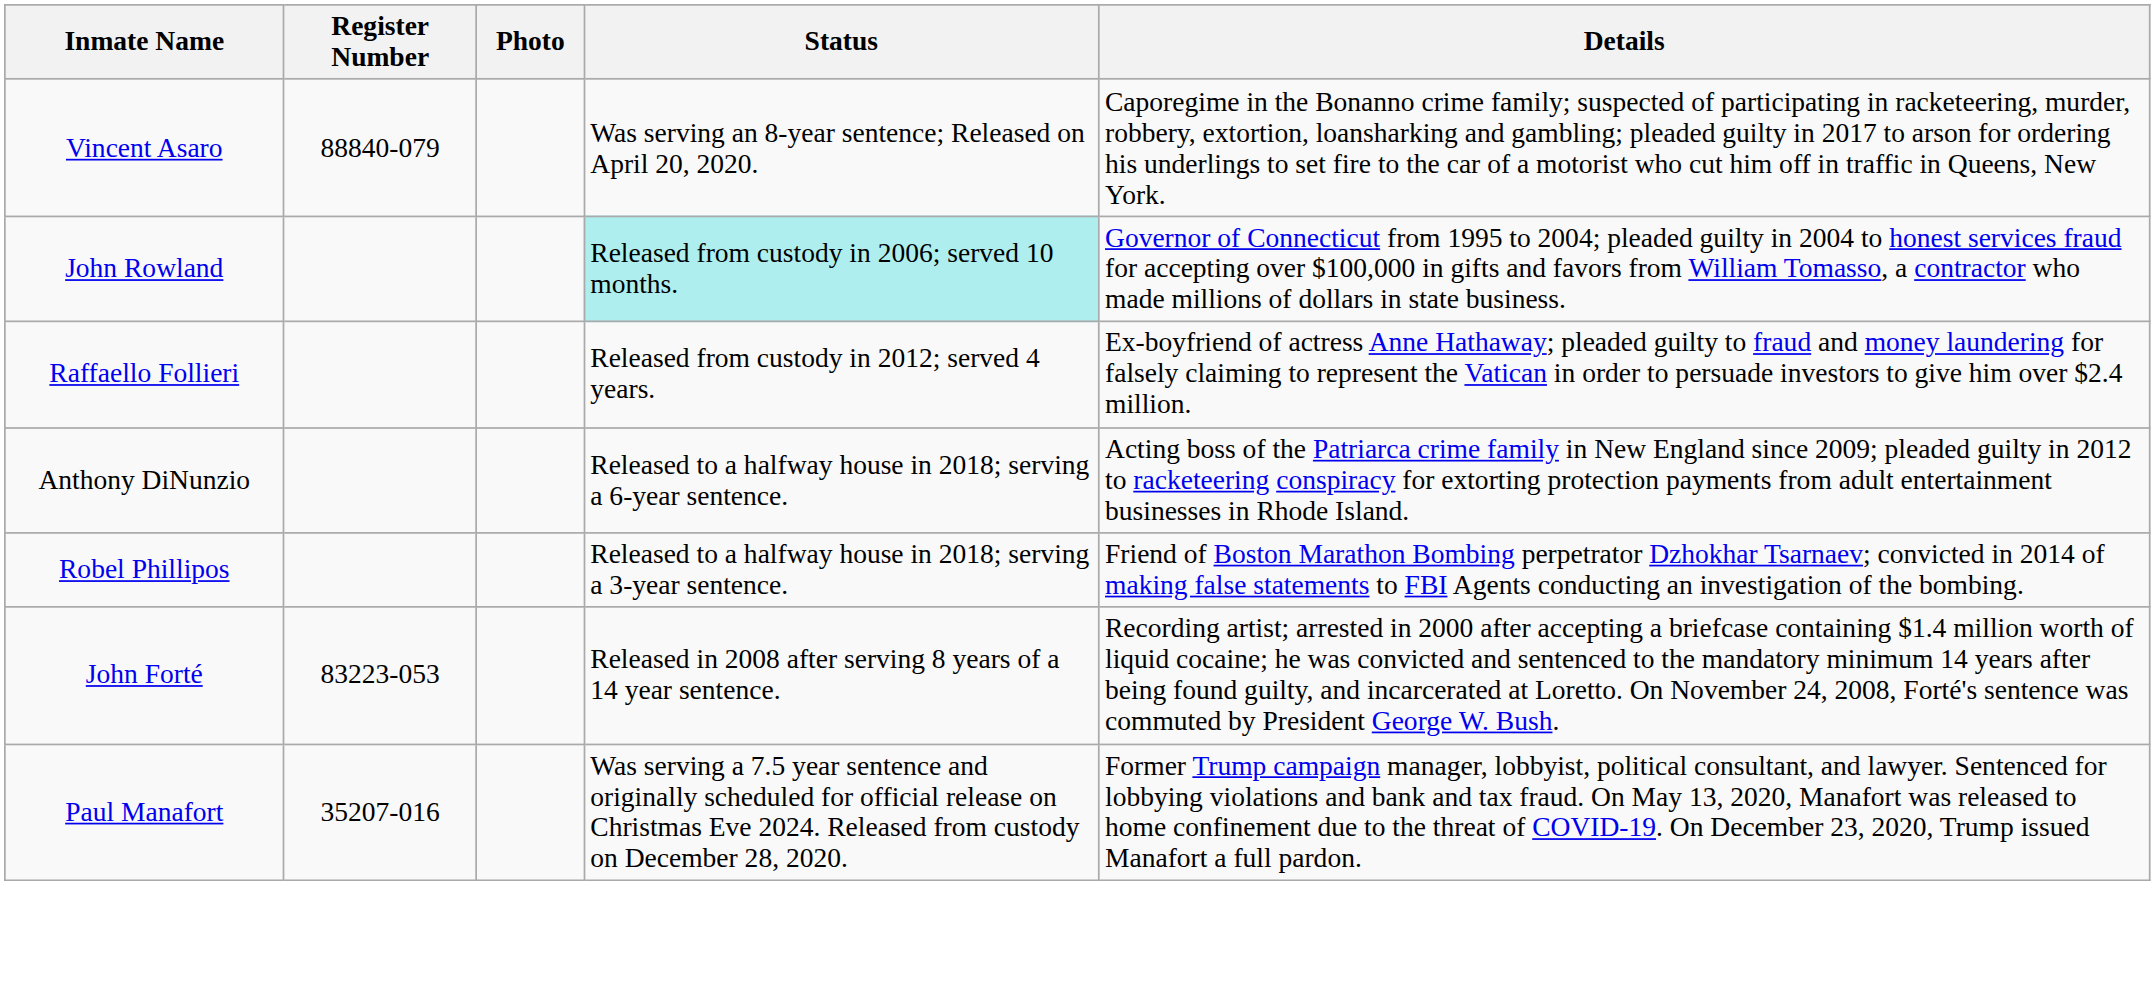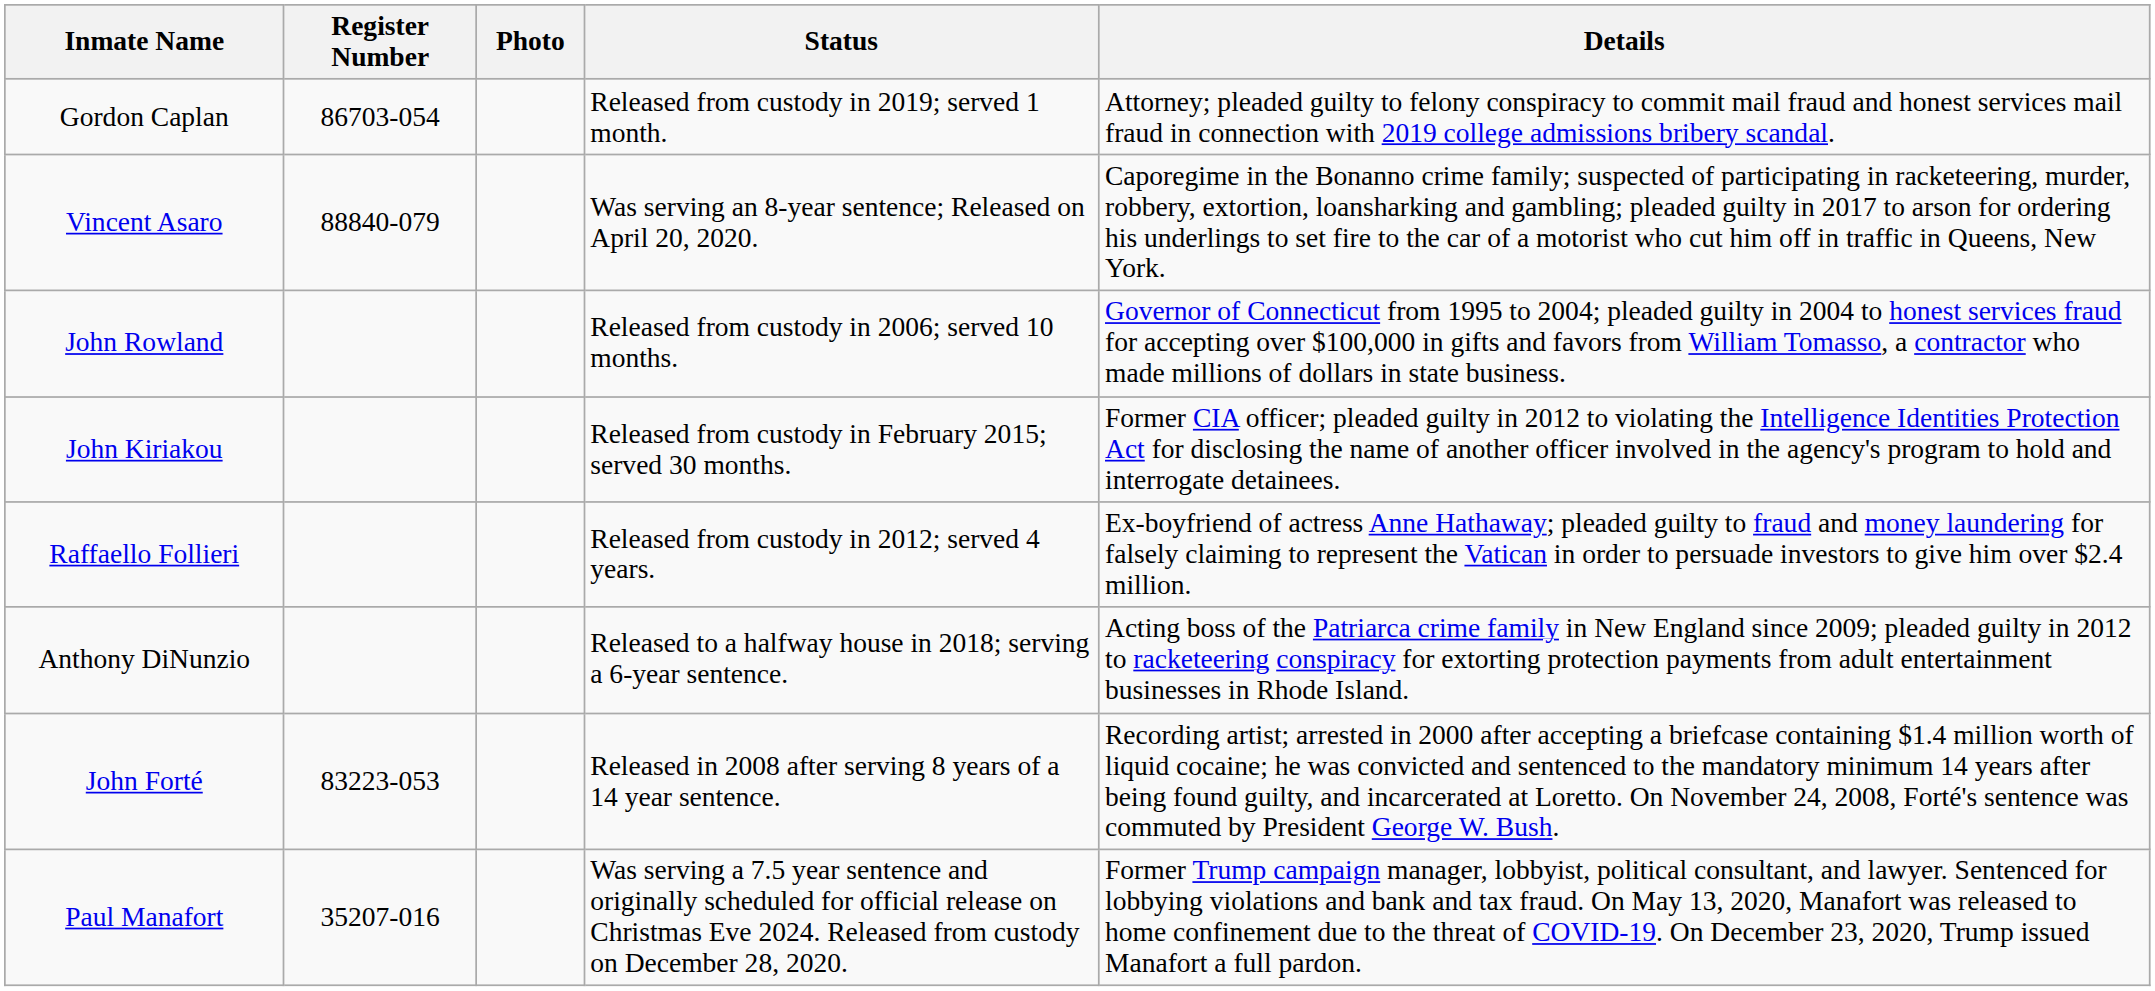+ row: (144, 116)
(822, 268) paleturquoise background -> (822, 343) no background
+ row: (144, 448)
- row: (144, 569)
